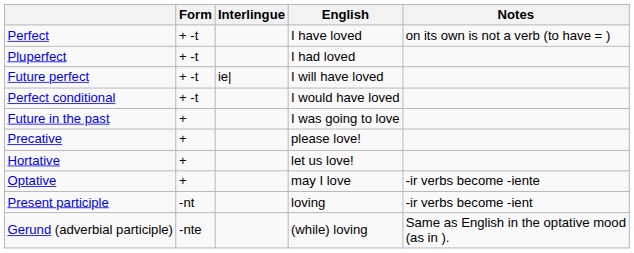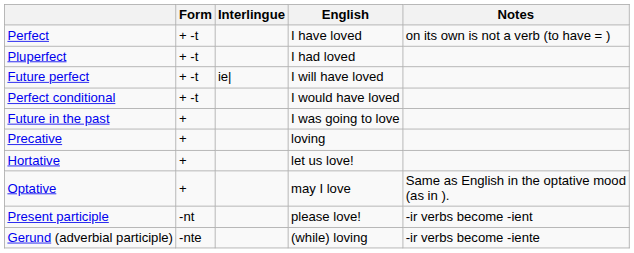(326, 139) please love! -> (308, 139) loving
(473, 181) -ir verbs become -iente -> (516, 188) Same as English in the optative mood (as in ).
(308, 202) loving -> (326, 216) please love!
(516, 230) Same as English in the optative mood (as in ). -> (473, 237) -ir verbs become -iente
